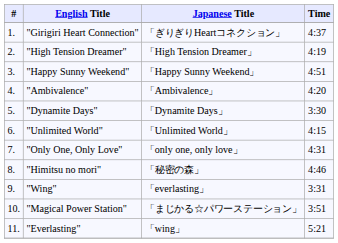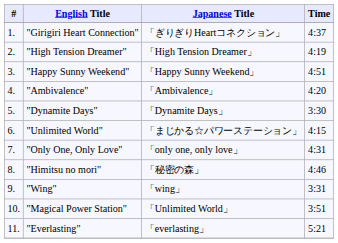(189, 130) 「Unlimited World」 -> (223, 130) 「まじかる☆パワーステーション」
(177, 189) 「everlasting」 -> (165, 189) 「wing」
(223, 209) 「まじかる☆パワーステーション」 -> (189, 209) 「Unlimited World」
(165, 228) 「wing」 -> (177, 228) 「everlasting」
